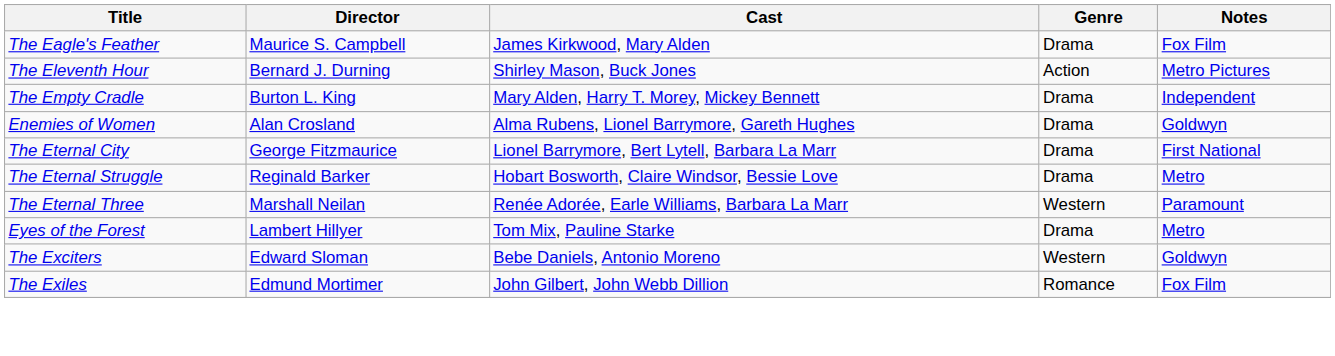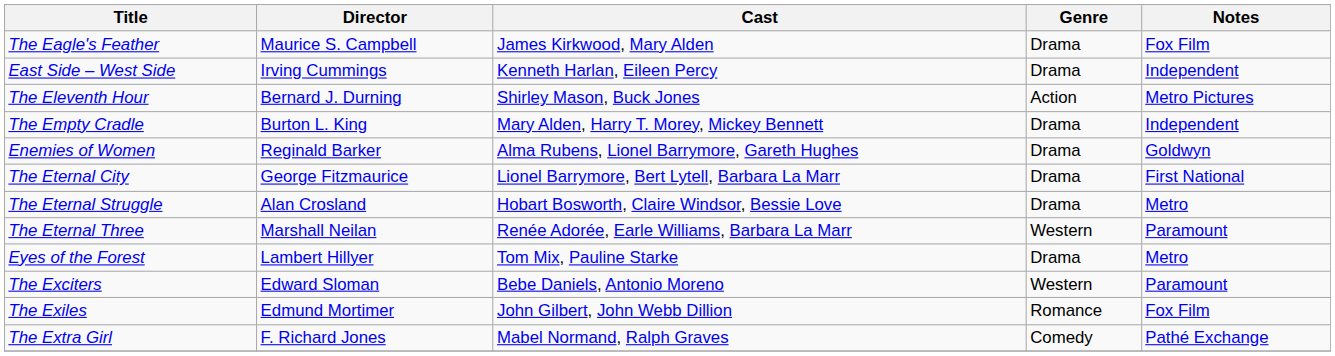+ row: (92, 71)
(302, 124) Alan Crosland -> (321, 151) Reginald Barker
(310, 177) Reginald Barker -> (313, 204) Alan Crosland
(1194, 257) Goldwyn -> (1186, 284) Paramount
+ row: (60, 337)
